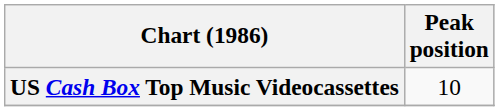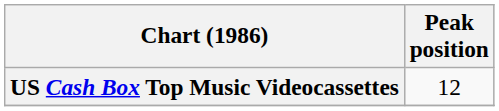(449, 86) 10 -> (449, 86) 12
